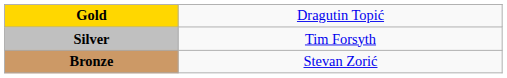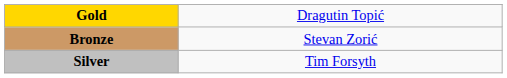rows swapped: (91, 38) <-> (91, 61)
